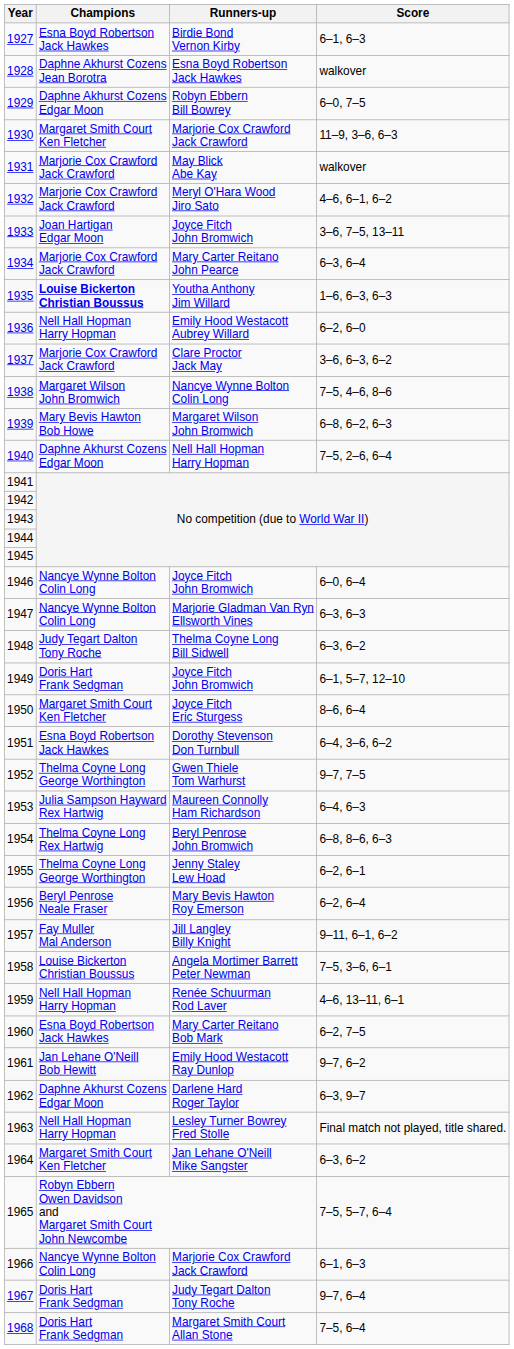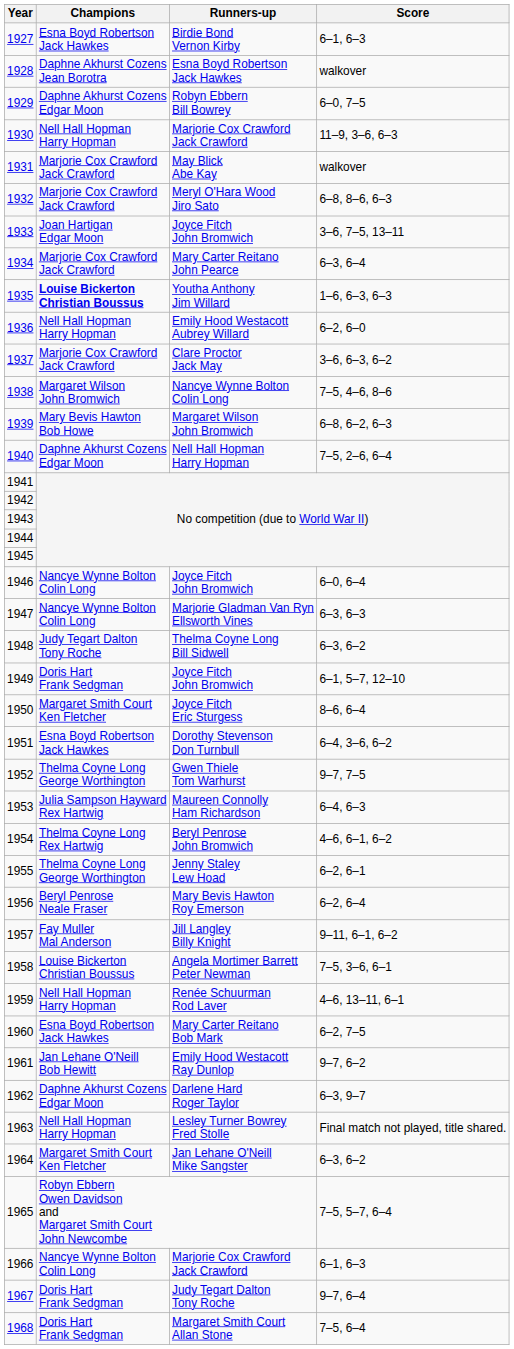(95, 135) Margaret Smith Court Ken Fletcher -> (85, 135) Nell Hall Hopman Harry Hopman
(356, 199) 4–6, 6–1, 6–2 -> (356, 199) 6–8, 8–6, 6–3
(356, 839) 6–8, 8–6, 6–3 -> (356, 839) 4–6, 6–1, 6–2
